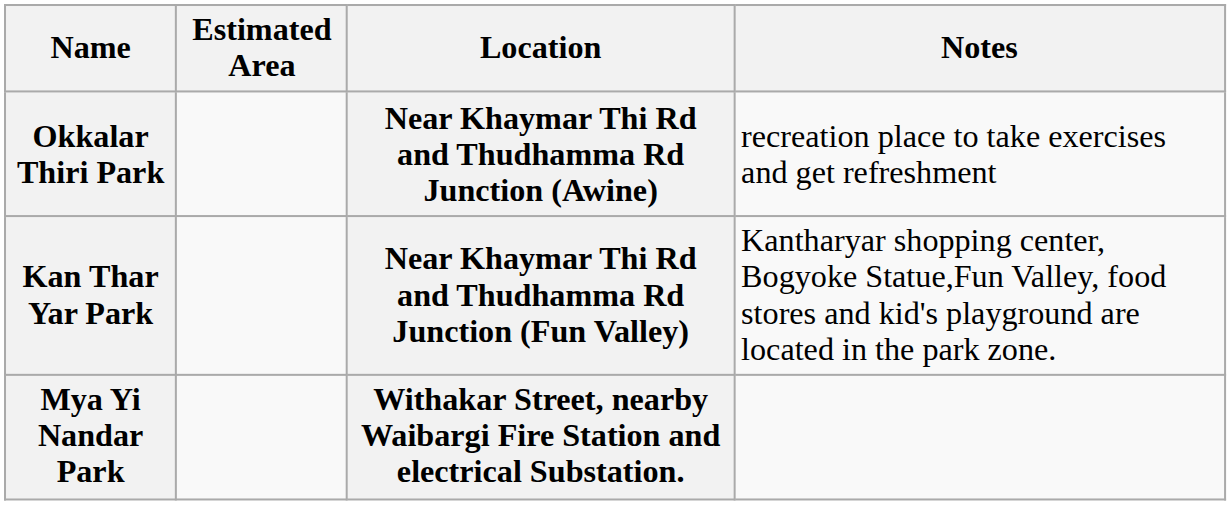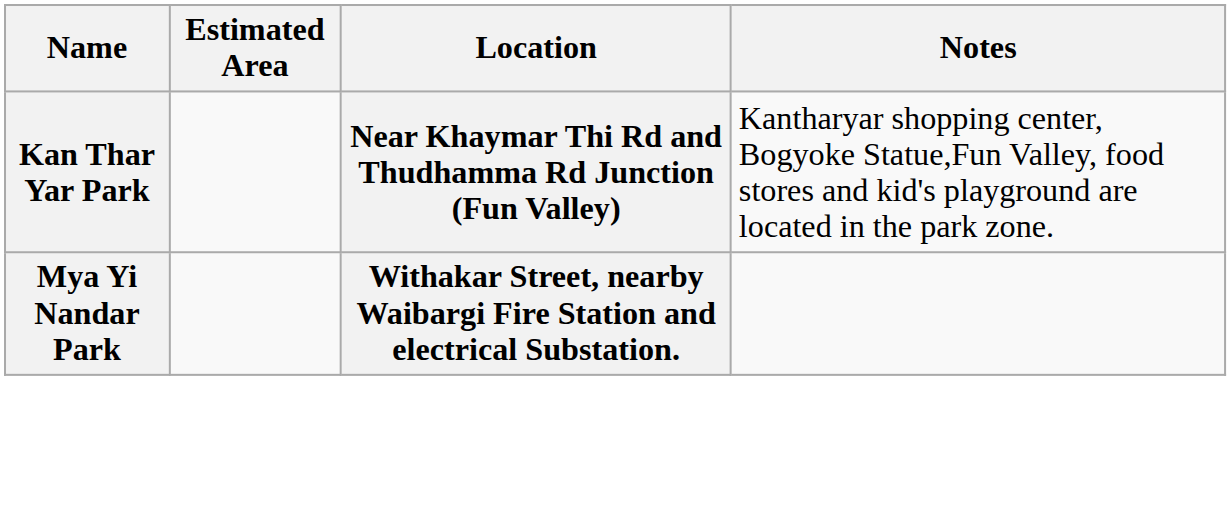- row: (91, 153)
